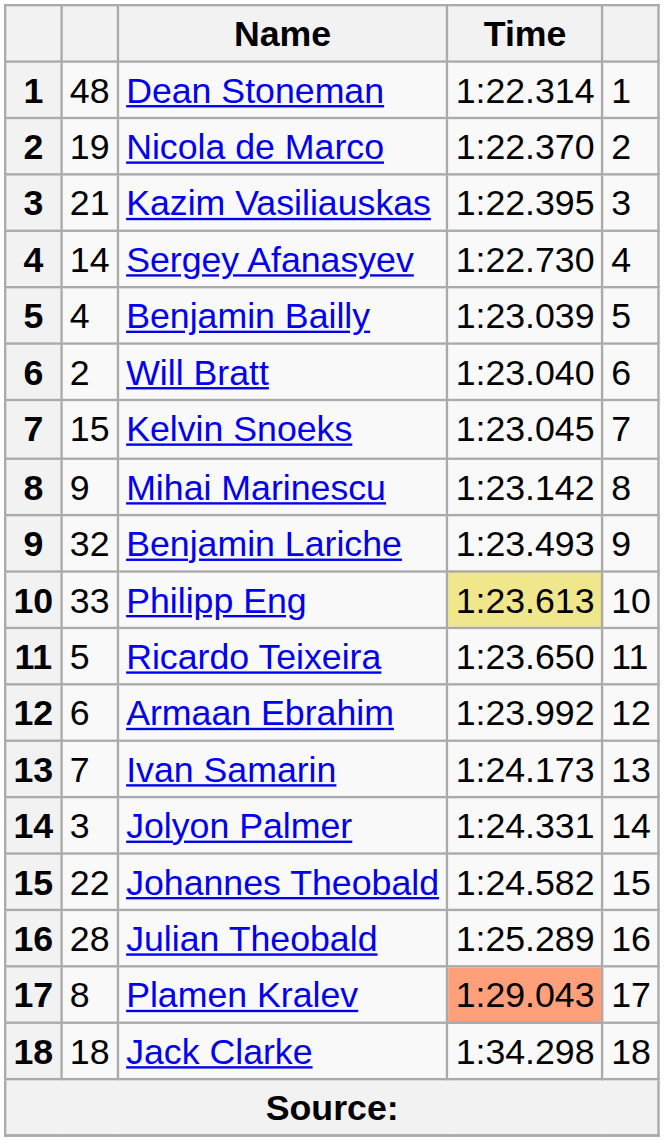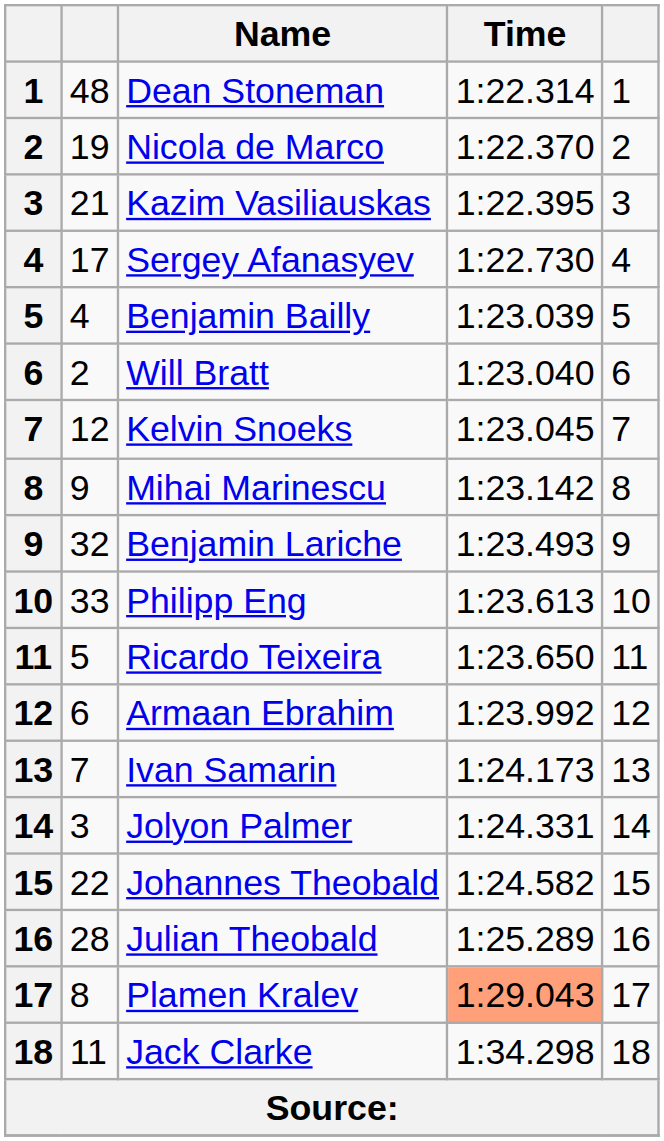(90, 260) 14 -> (90, 260) 17
(90, 429) 15 -> (90, 429) 12
(525, 599) khaki background -> (525, 599) no background
(90, 1051) 18 -> (88, 1051) 11
